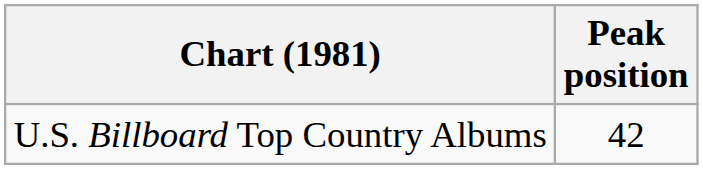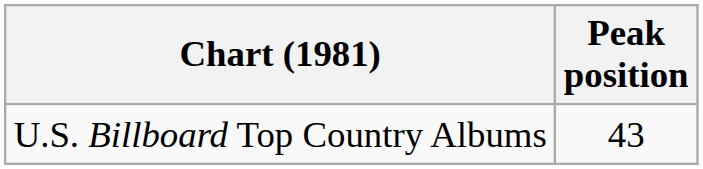(626, 133) 42 -> (626, 133) 43
